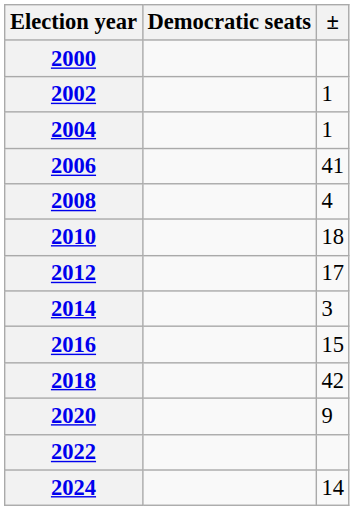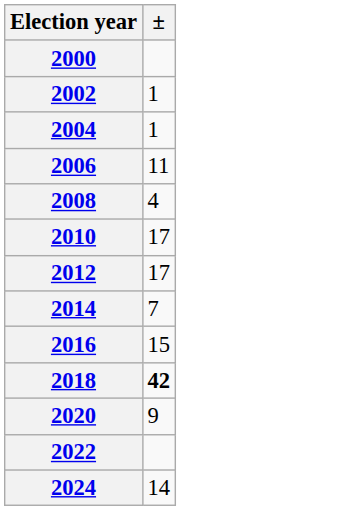- column: (229, 22)
(333, 165) 41 -> (158, 165) 11
(333, 237) 18 -> (159, 237) 17
(327, 308) 3 -> (153, 308) 7
(333, 380) normal -> (159, 380) bold
